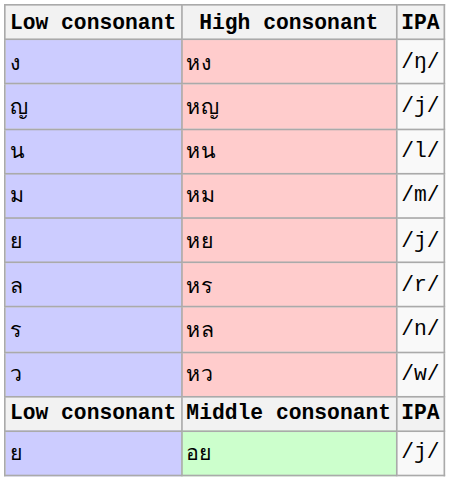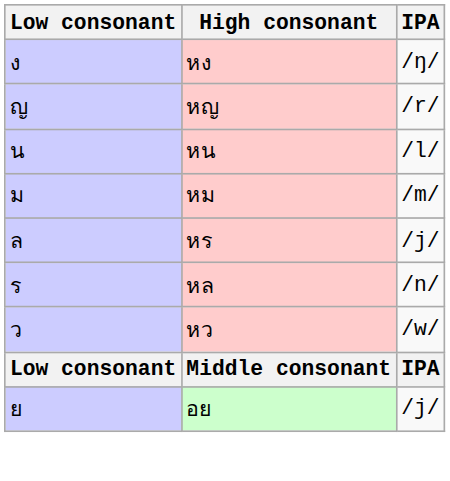(420, 106) /j/ -> (420, 106) /r/
- row: (200, 242)
(420, 285) /r/ -> (420, 240) /j/
